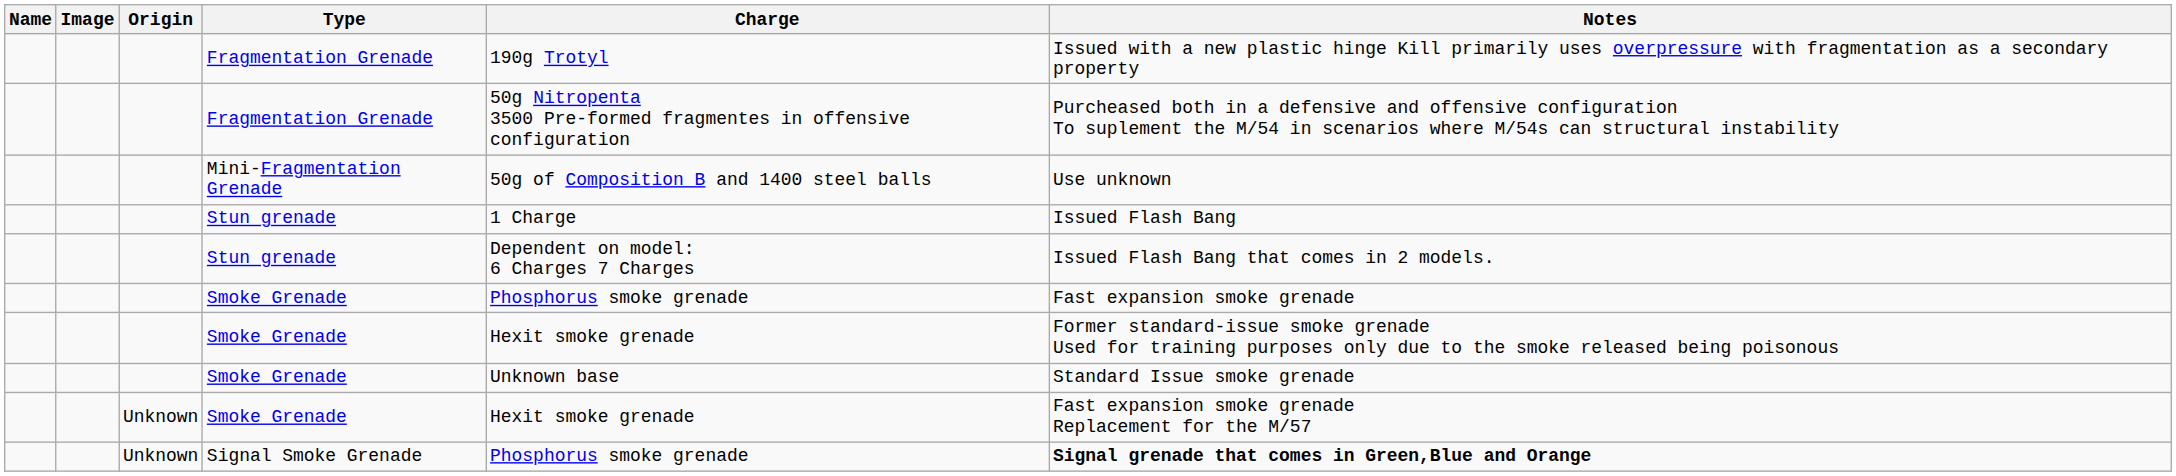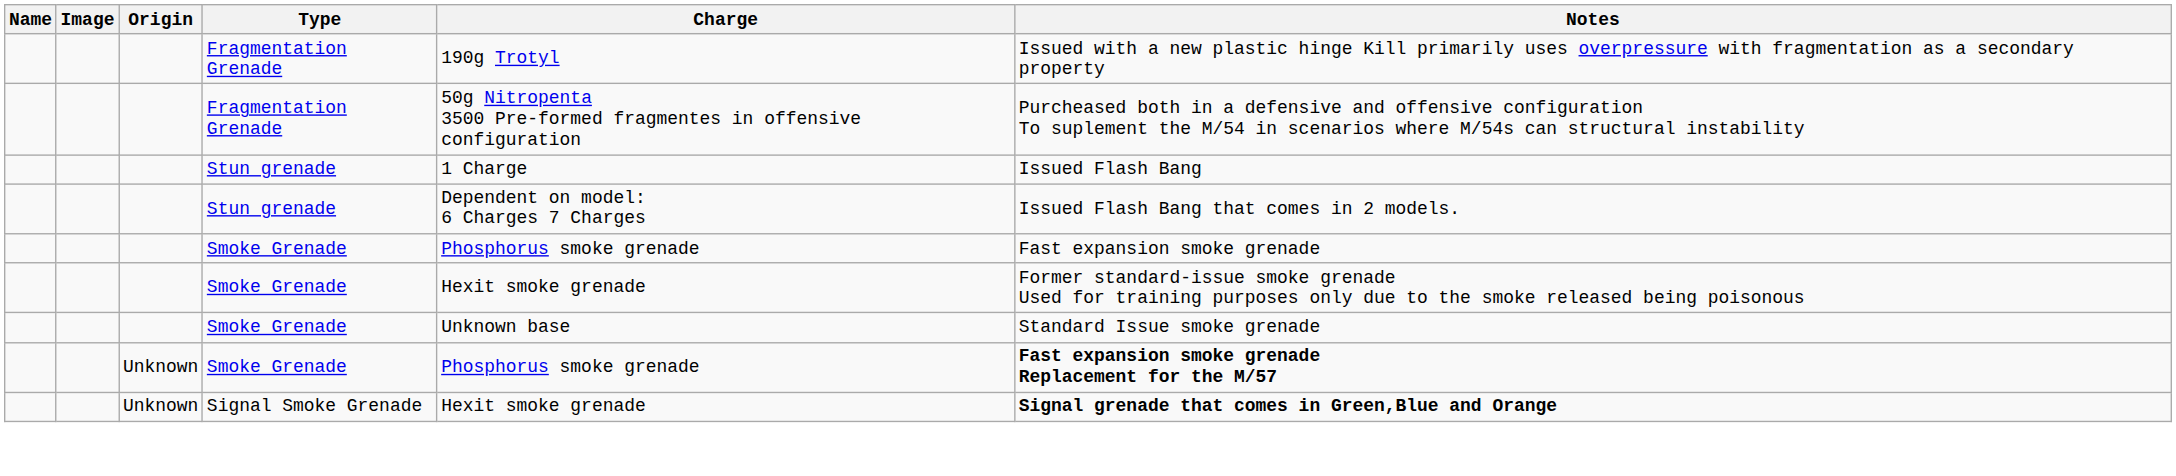- row: (161, 179)
(592, 417) Hexit smoke grenade -> (570, 367) Phosphorus smoke grenade
(1204, 417) normal -> (1169, 367) bold
(619, 457) Phosphorus smoke grenade -> (543, 407) Hexit smoke grenade
